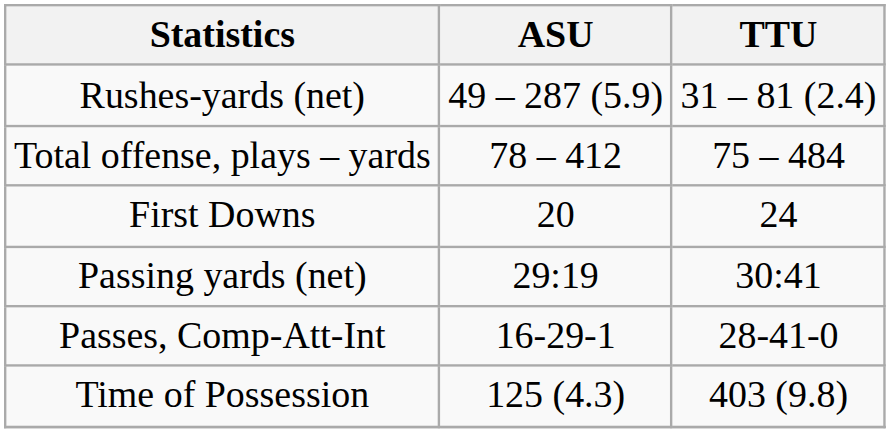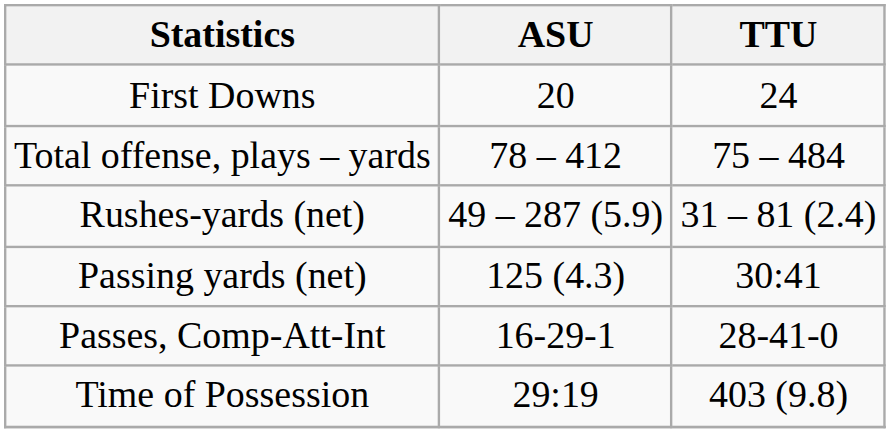rows swapped: (222, 214) <-> (222, 94)
(556, 275) 29:19 -> (556, 275) 125 (4.3)
(556, 395) 125 (4.3) -> (556, 395) 29:19
